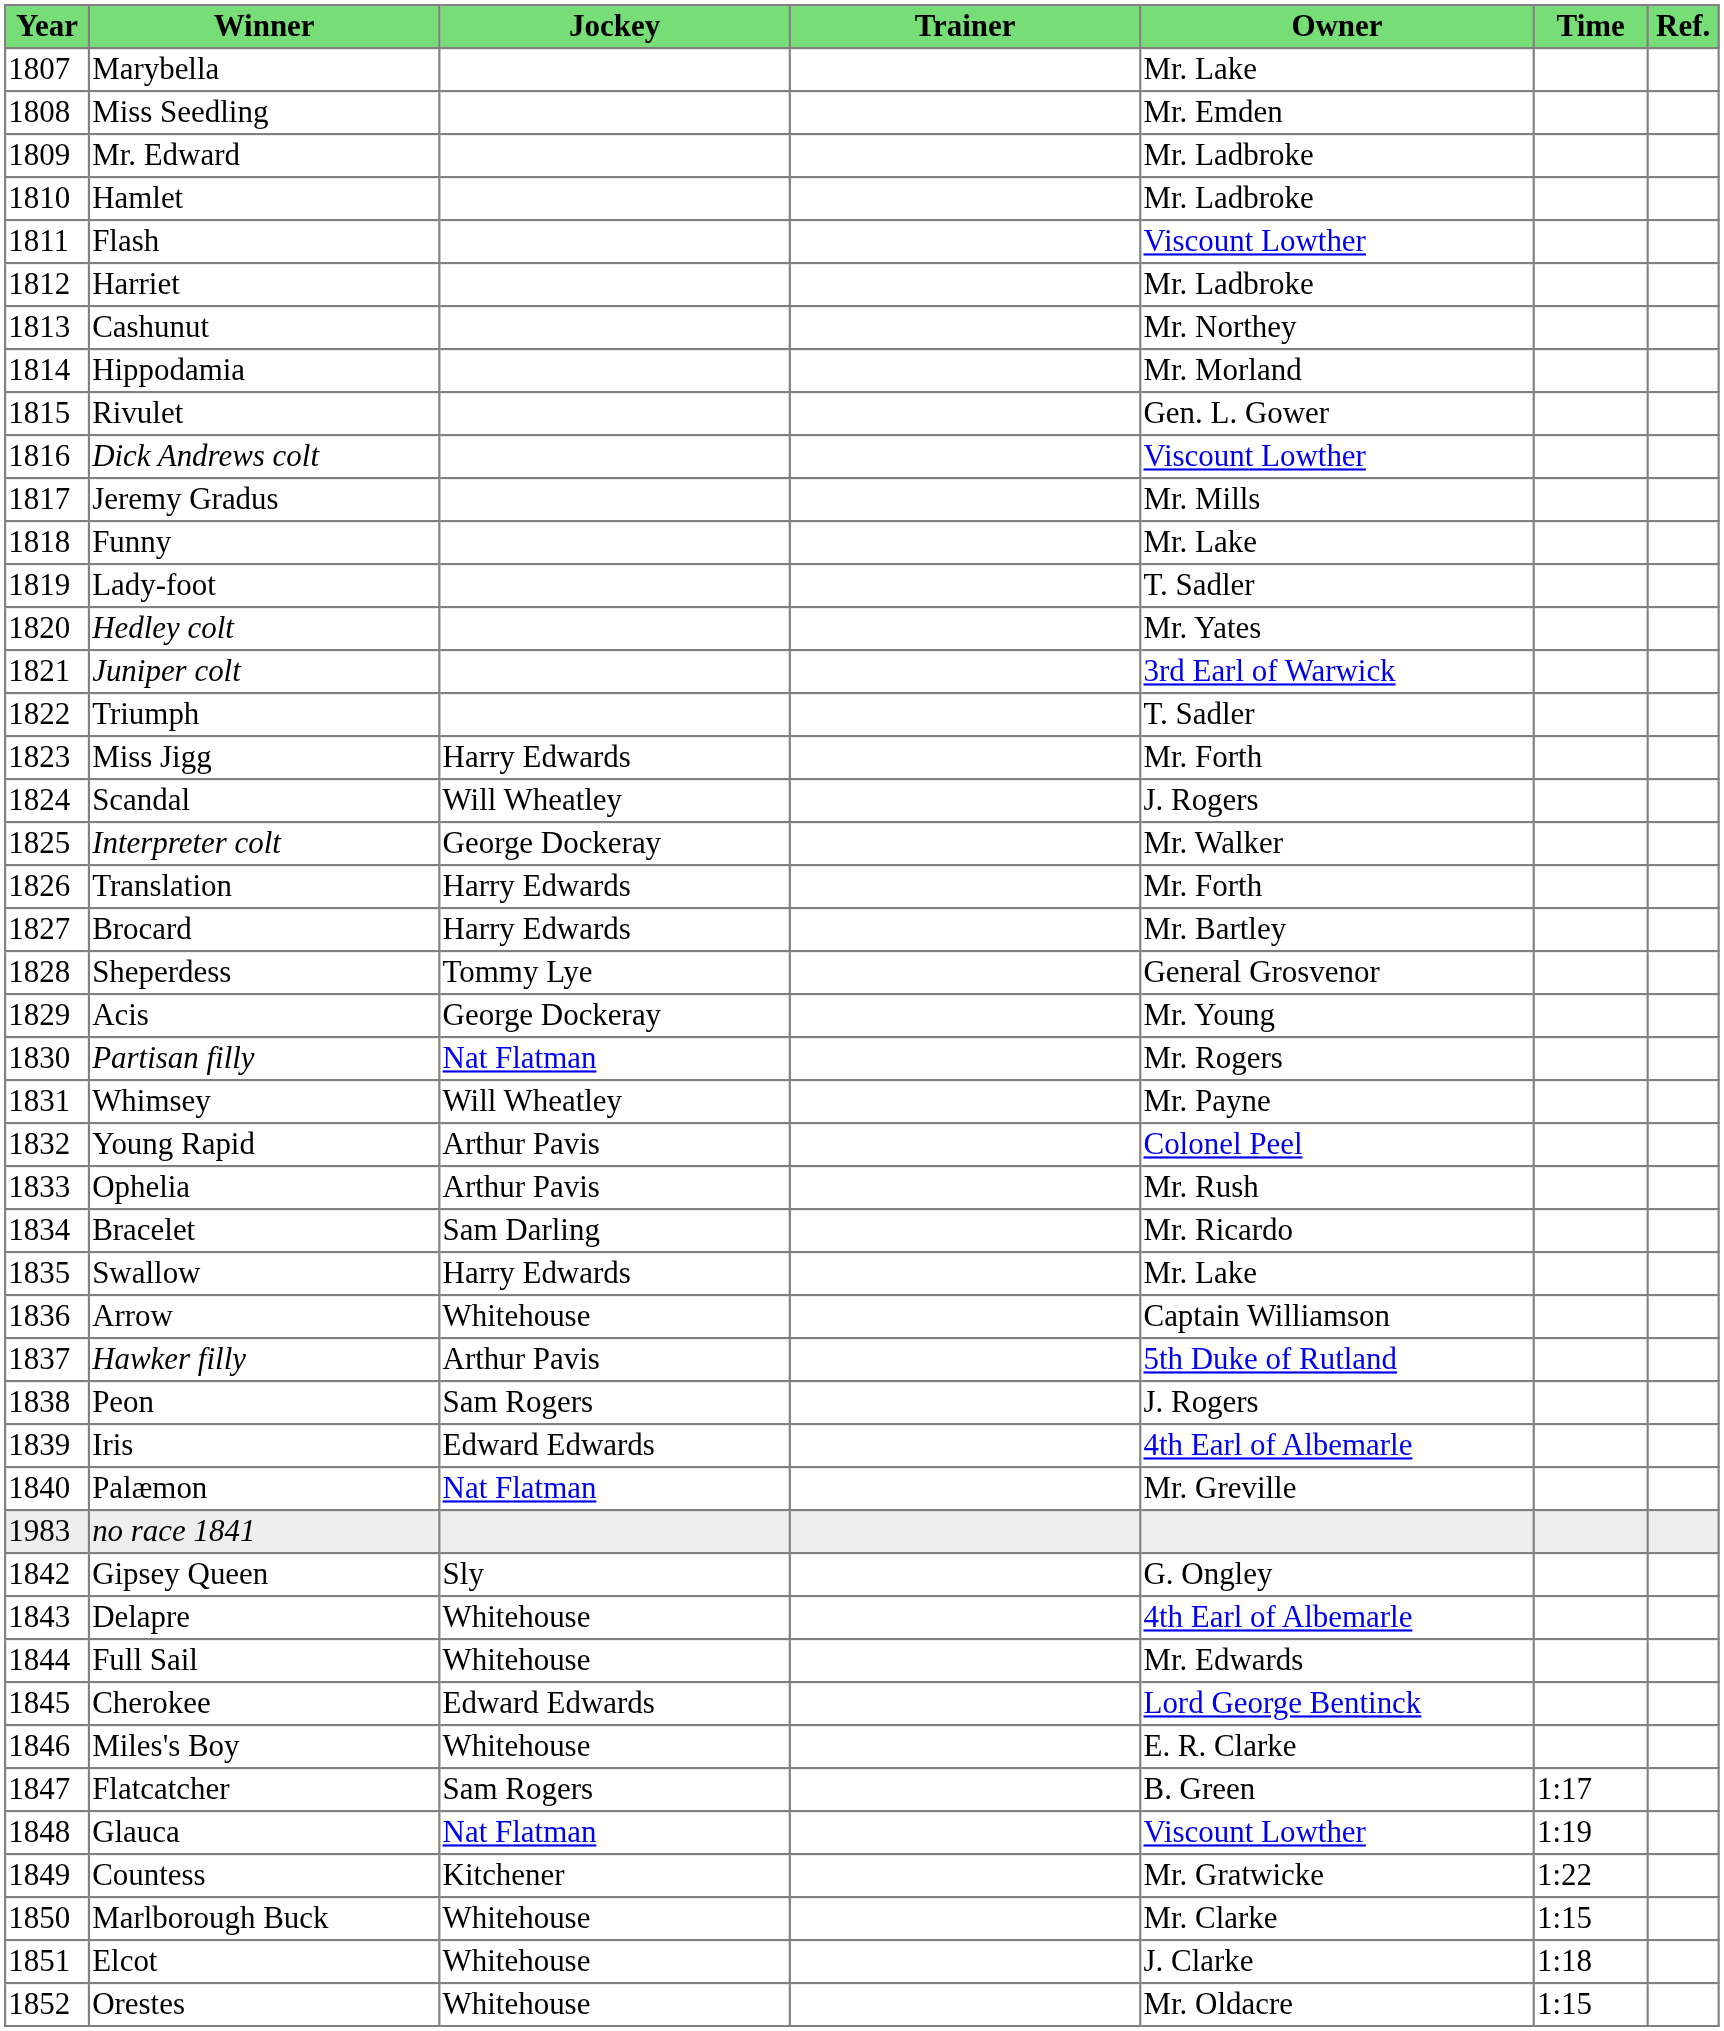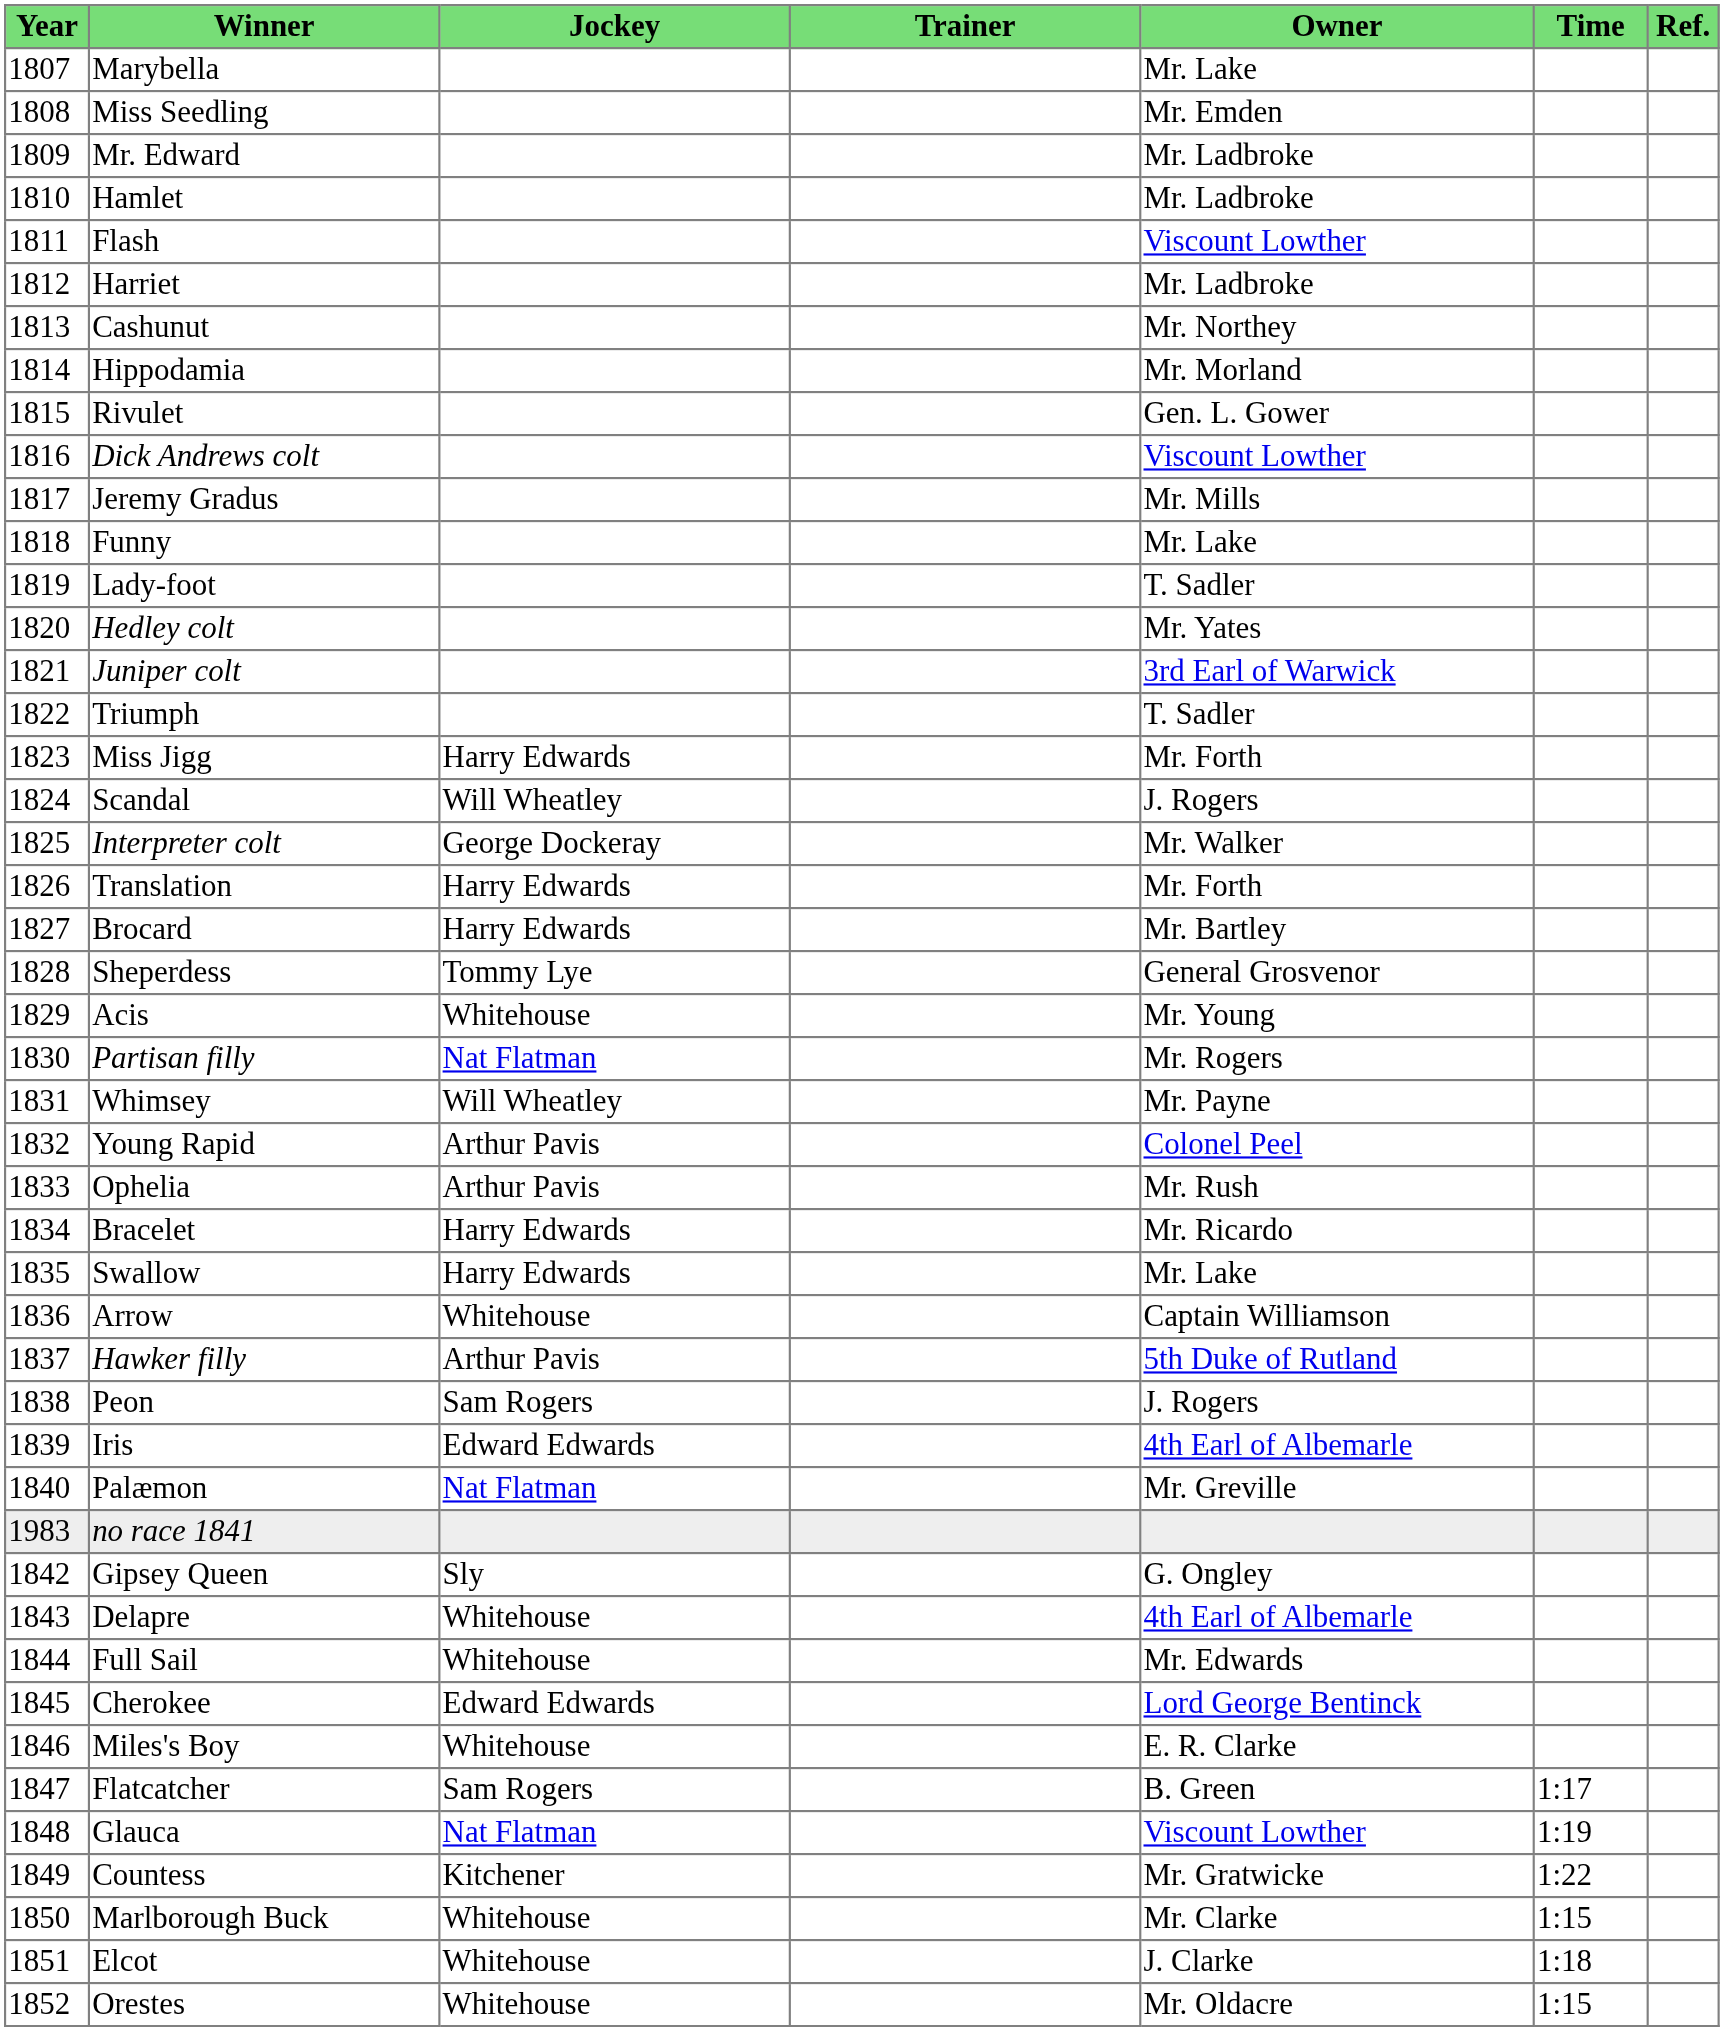(552, 1015) George Dockeray -> (517, 1015) Whitehouse
(521, 1230) Sam Darling -> (537, 1230) Harry Edwards
